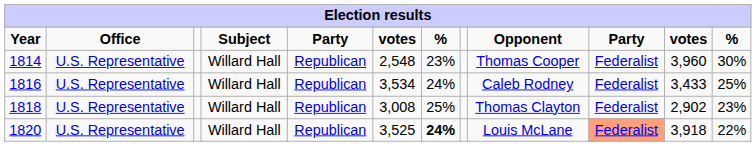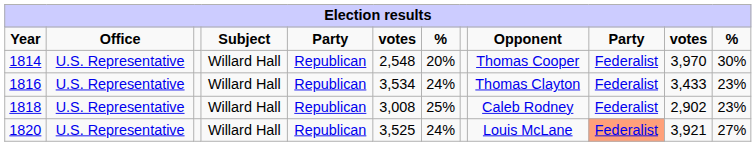(441, 61) 23% -> (441, 61) 20%
(689, 61) 3,960 -> (689, 61) 3,970
(528, 84) Caleb Rodney -> (528, 84) Thomas Clayton
(732, 84) 25% -> (732, 84) 23%
(528, 107) Thomas Clayton -> (528, 107) Caleb Rodney
(441, 130) bold -> (441, 130) normal
(689, 130) 3,918 -> (689, 130) 3,921
(732, 130) 22% -> (732, 130) 27%
